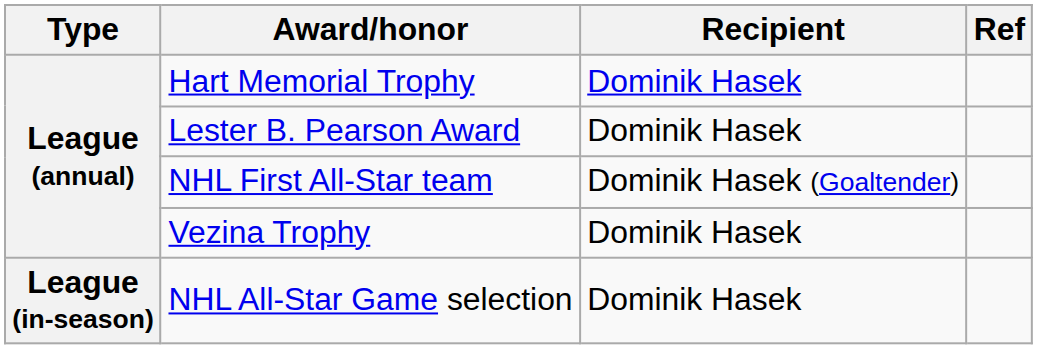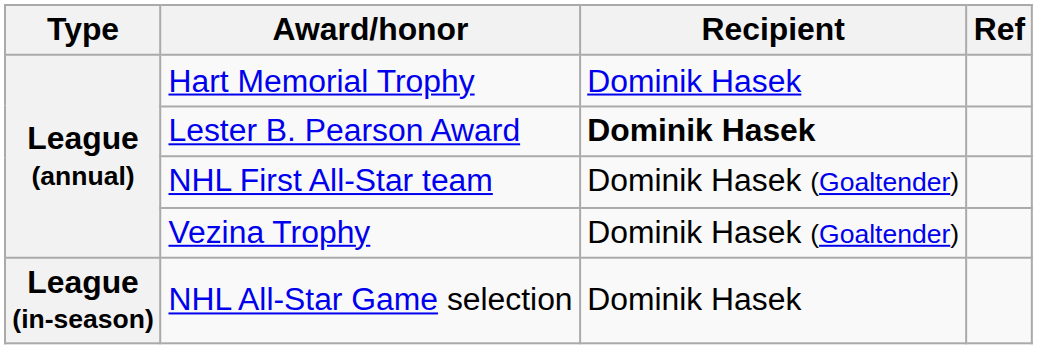(694, 130) normal -> (701, 130) bold
(694, 231) Dominik Hasek -> (773, 231) Dominik Hasek (Goaltender)
